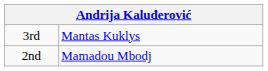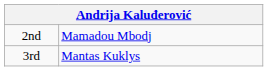rows swapped: (31, 55) <-> (31, 35)
